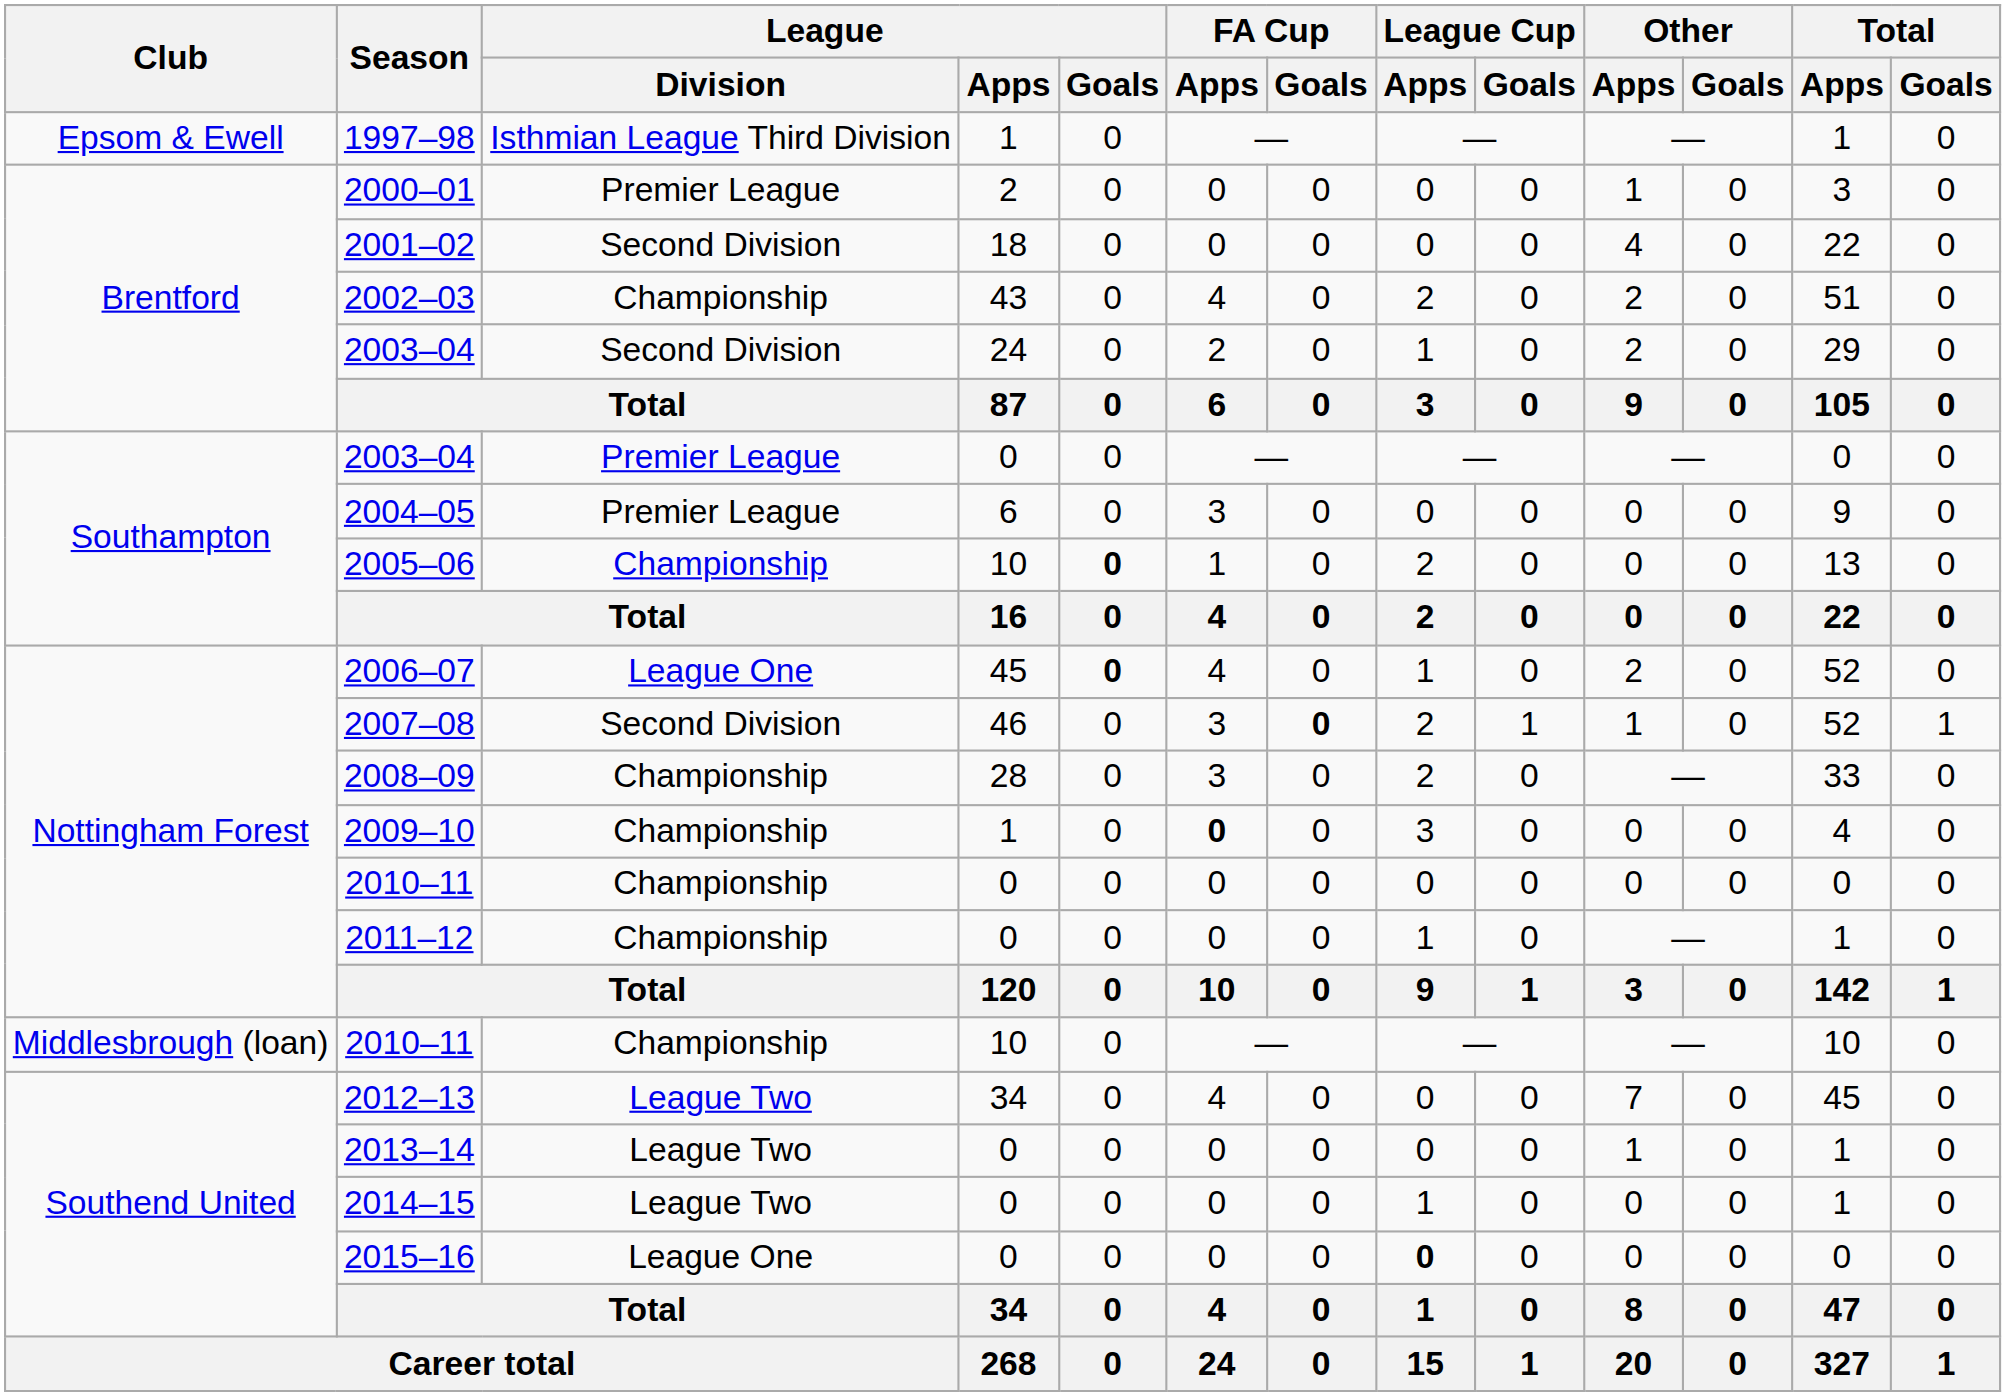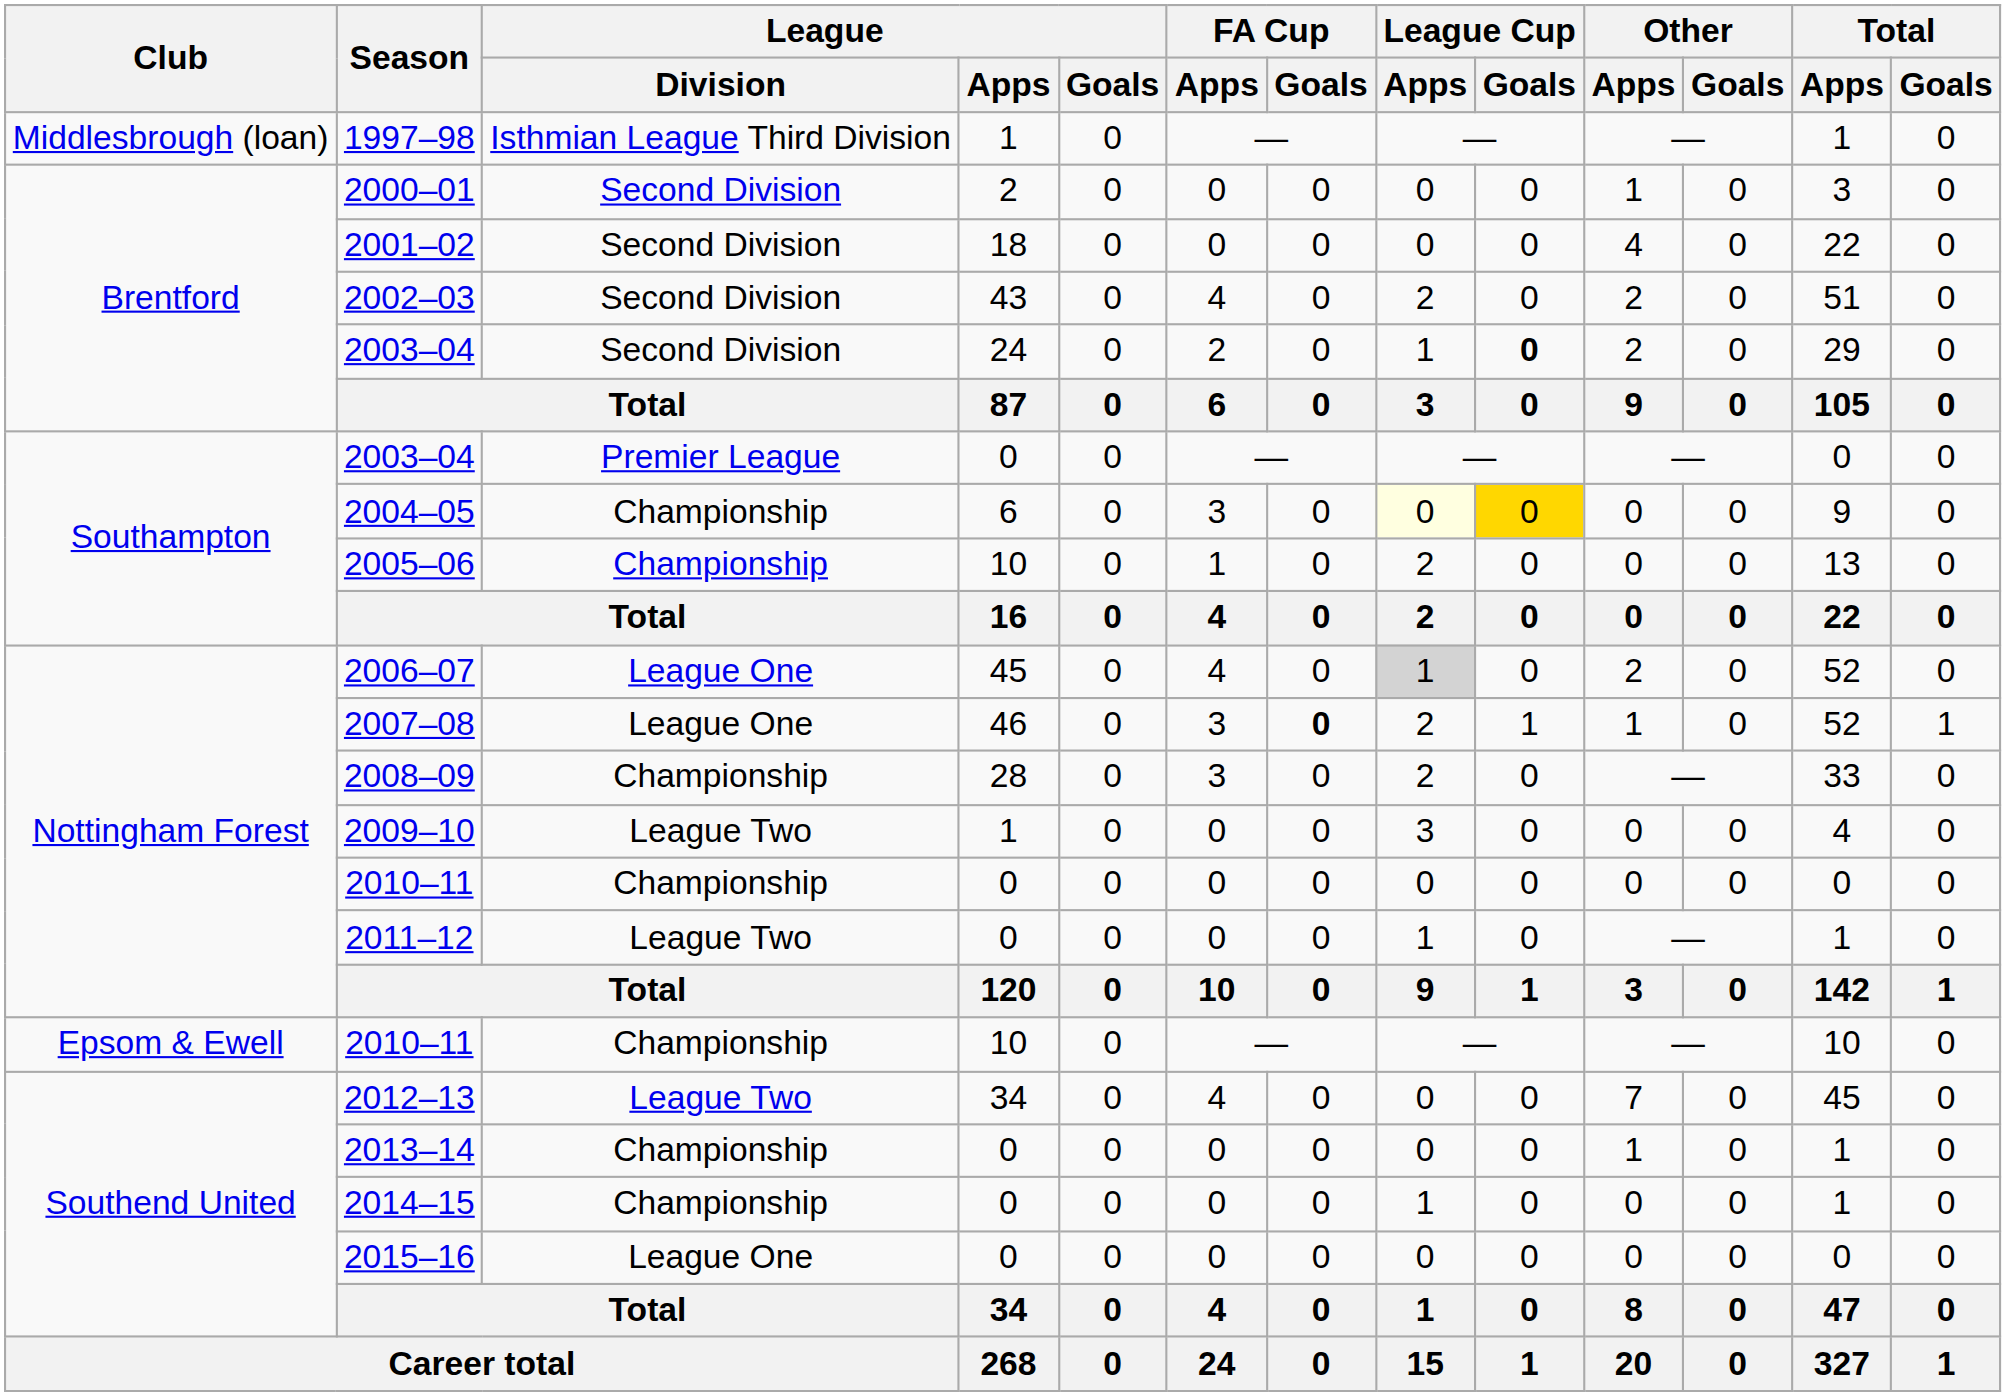(171, 137) Epsom & Ewell -> (171, 137) Middlesbrough (loan)
(721, 191) Premier League -> (721, 191) Second Division
(721, 297) Championship -> (721, 297) Second Division
(1529, 350) normal -> (1529, 350) bold
(721, 510) Premier League -> (721, 510) Championship
(1425, 510) no background -> (1425, 510) lightyellow background
(1529, 510) no background -> (1529, 510) gold background
(1113, 564) bold -> (1113, 564) normal
(1113, 670) bold -> (1113, 670) normal
(1425, 670) no background -> (1425, 670) lightgrey background
(721, 723) Second Division -> (721, 723) League One
(721, 830) Championship -> (721, 830) League Two
(1217, 830) bold -> (1217, 830) normal
(721, 937) Championship -> (721, 937) League Two
(171, 1043) Middlesbrough (loan) -> (171, 1043) Epsom & Ewell
(721, 1150) League Two -> (721, 1150) Championship
(721, 1203) League Two -> (721, 1203) Championship
(1425, 1256) bold -> (1425, 1256) normal
